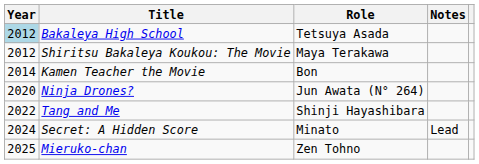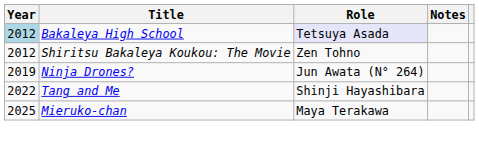(343, 33) no background -> (343, 33) lavender background
(343, 53) Maya Terakawa -> (328, 53) Zen Tohno
- row: (123, 72)
(22, 91) 2020 -> (22, 72) 2019
- row: (120, 130)
(328, 149) Zen Tohno -> (343, 110) Maya Terakawa
